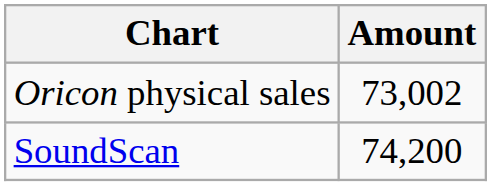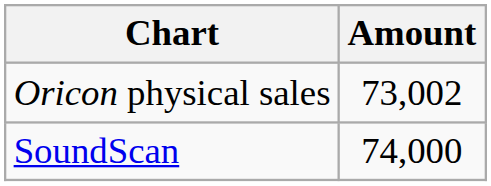(412, 150) 74,200 -> (412, 150) 74,000
